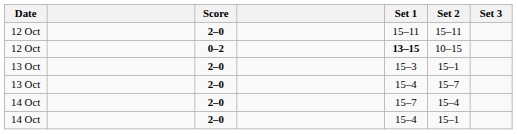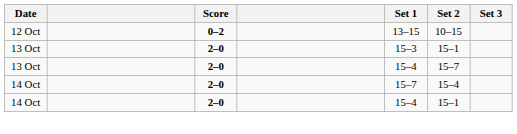- row: (26, 31)
(406, 49) bold -> (406, 31) normal
